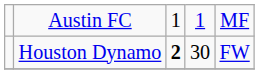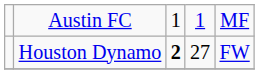(200, 52) 30 -> (200, 52) 27
